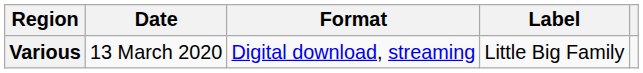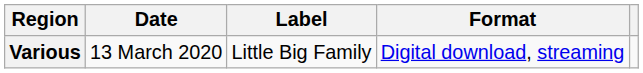columns swapped: (353, 20) <-> (554, 20)
